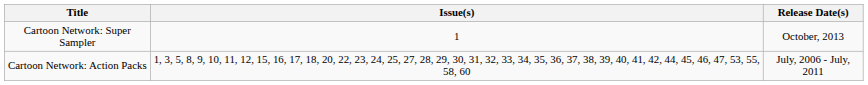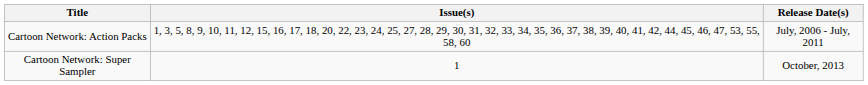rows swapped: (77, 65) <-> (77, 36)
